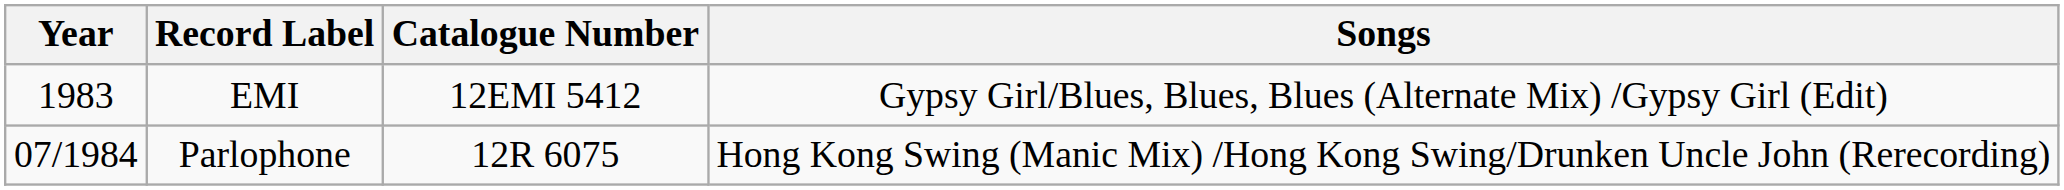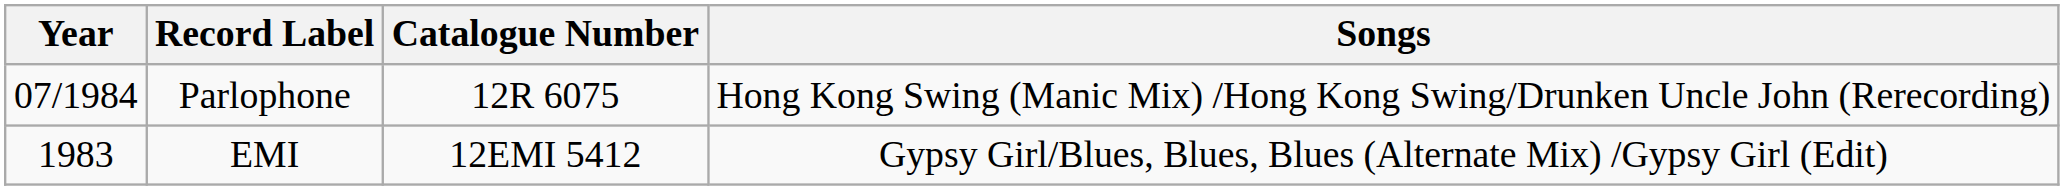rows swapped: (265, 94) <-> (265, 154)
